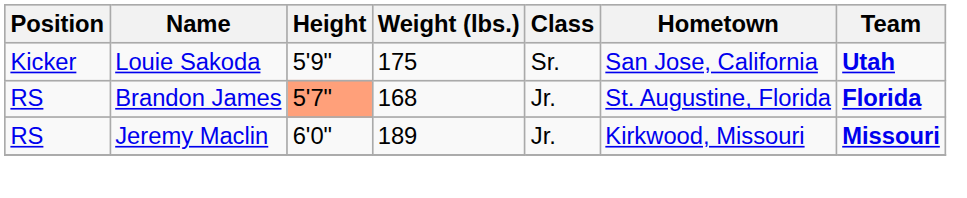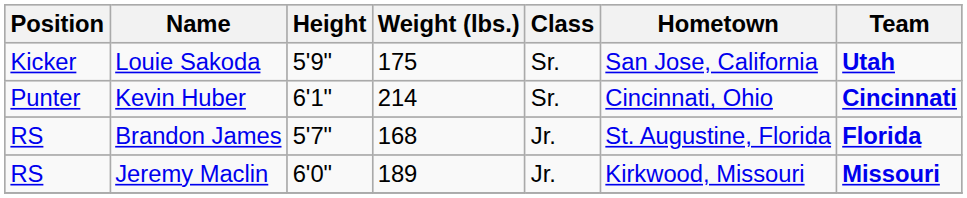+ row: (181, 99)
(312, 99) lightsalmon background -> (312, 137) no background
